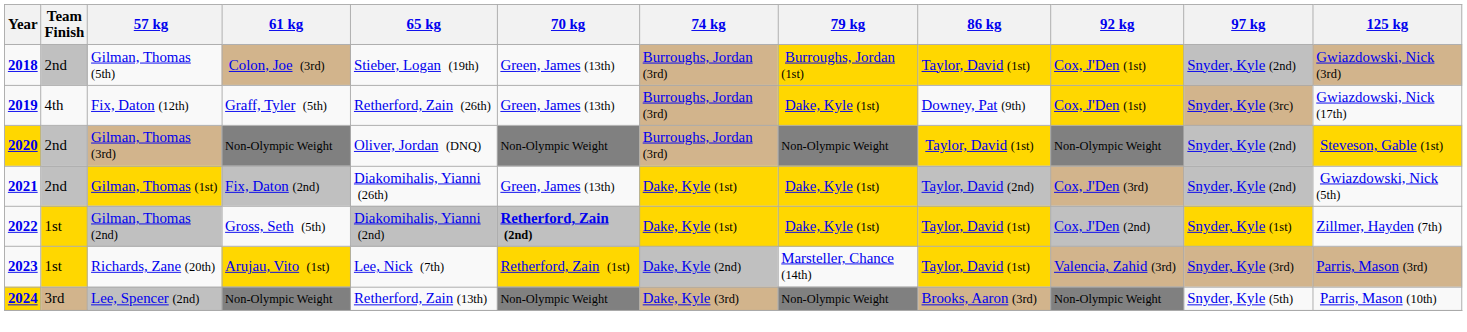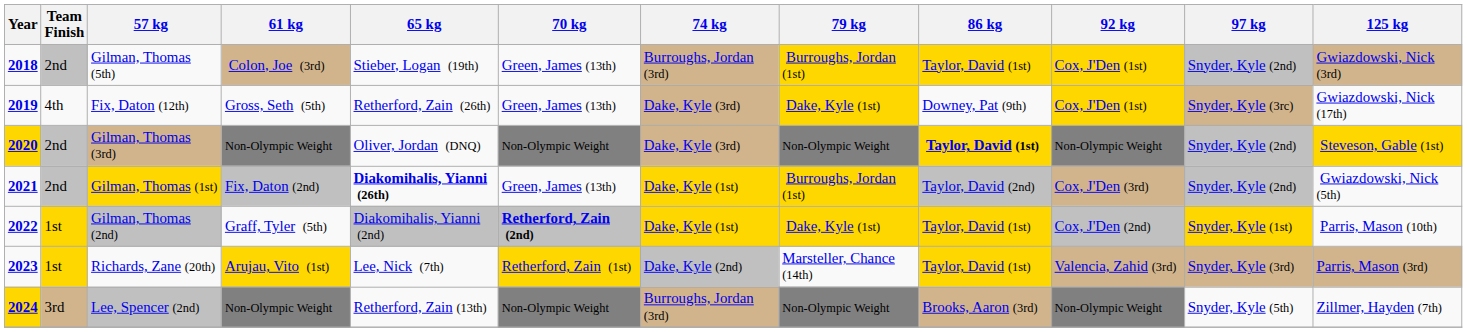(276, 105) Graff, Tyler (5th) -> (275, 105) Gross, Seth (5th)
(698, 105) Burroughs, Jordan (3rd) -> (692, 105) Dake, Kyle (3rd)
(698, 145) Burroughs, Jordan (3rd) -> (692, 145) Dake, Kyle (3rd)
(978, 145) normal -> (981, 145) bold
(417, 186) normal -> (420, 186) bold
(830, 186) Dake, Kyle (1st) -> (839, 186) Burroughs, Jordan (1st)
(275, 226) Gross, Seth (5th) -> (276, 226) Graff, Tyler (5th)
(1379, 226) Zillmer, Hayden (7th) -> (1377, 226) Parris, Mason (10th)
(691, 298) Dake, Kyle (3rd) -> (699, 307) Burroughs, Jordan (3rd)
(1376, 298) Parris, Mason (10th) -> (1379, 307) Zillmer, Hayden (7th)
